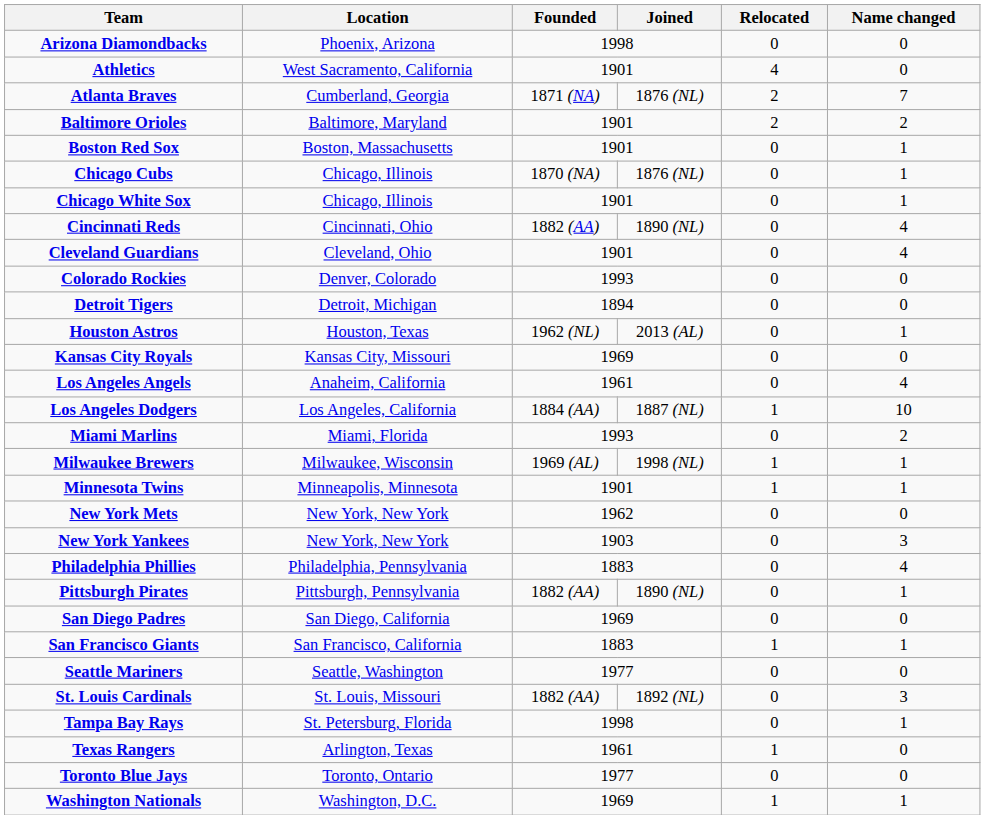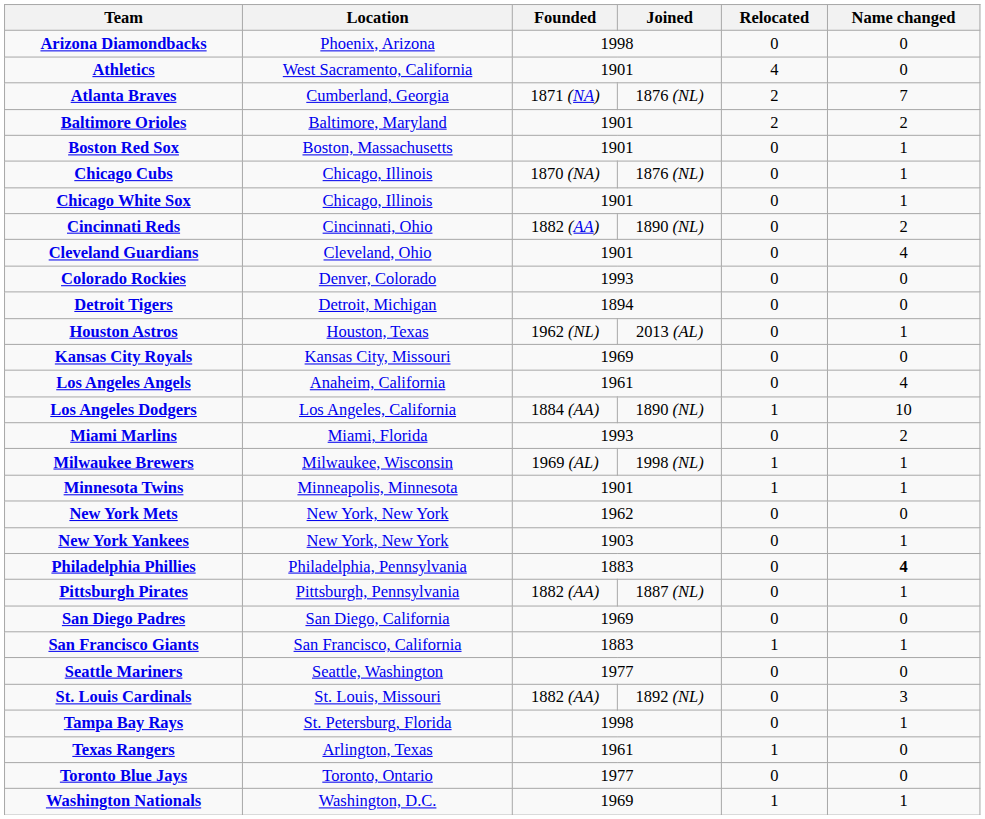(904, 226) 4 -> (904, 226) 2
(670, 409) 1887 (NL) -> (670, 409) 1890 (NL)
(904, 540) 3 -> (904, 540) 1
(904, 566) normal -> (904, 566) bold
(670, 592) 1890 (NL) -> (670, 592) 1887 (NL)
